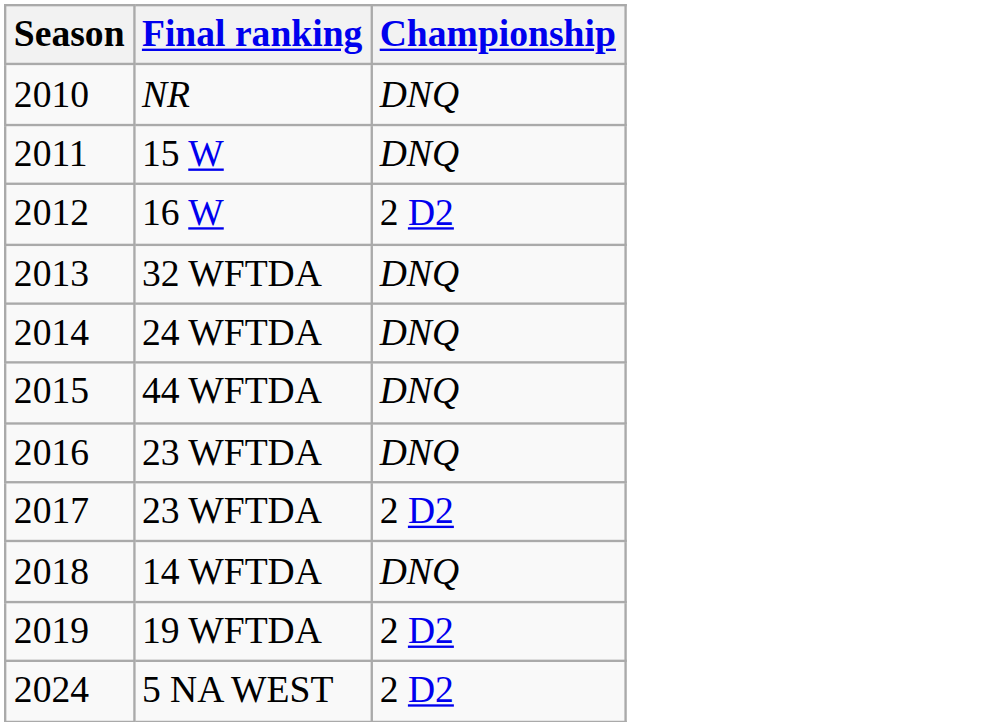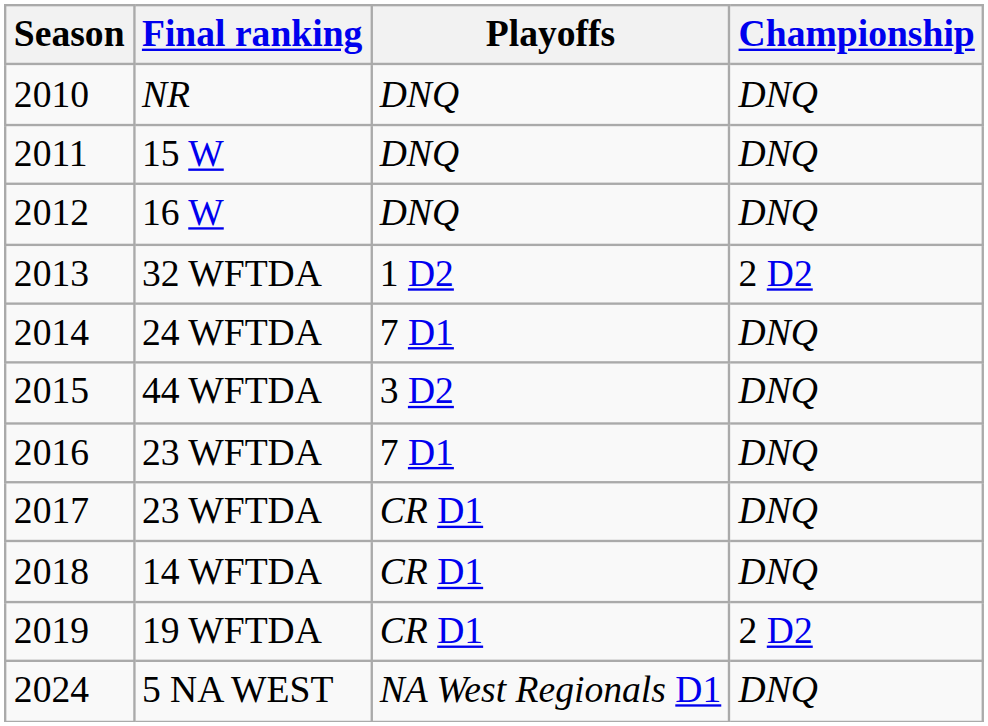+ column: (550, 34)
(417, 213) 2 D2 -> (778, 213) DNQ
(419, 272) DNQ -> (776, 272) 2 D2
(417, 511) 2 D2 -> (778, 511) DNQ
(417, 690) 2 D2 -> (778, 690) DNQ
